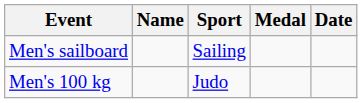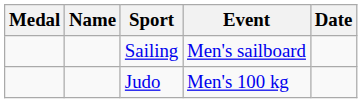columns swapped: (280, 20) <-> (68, 20)
